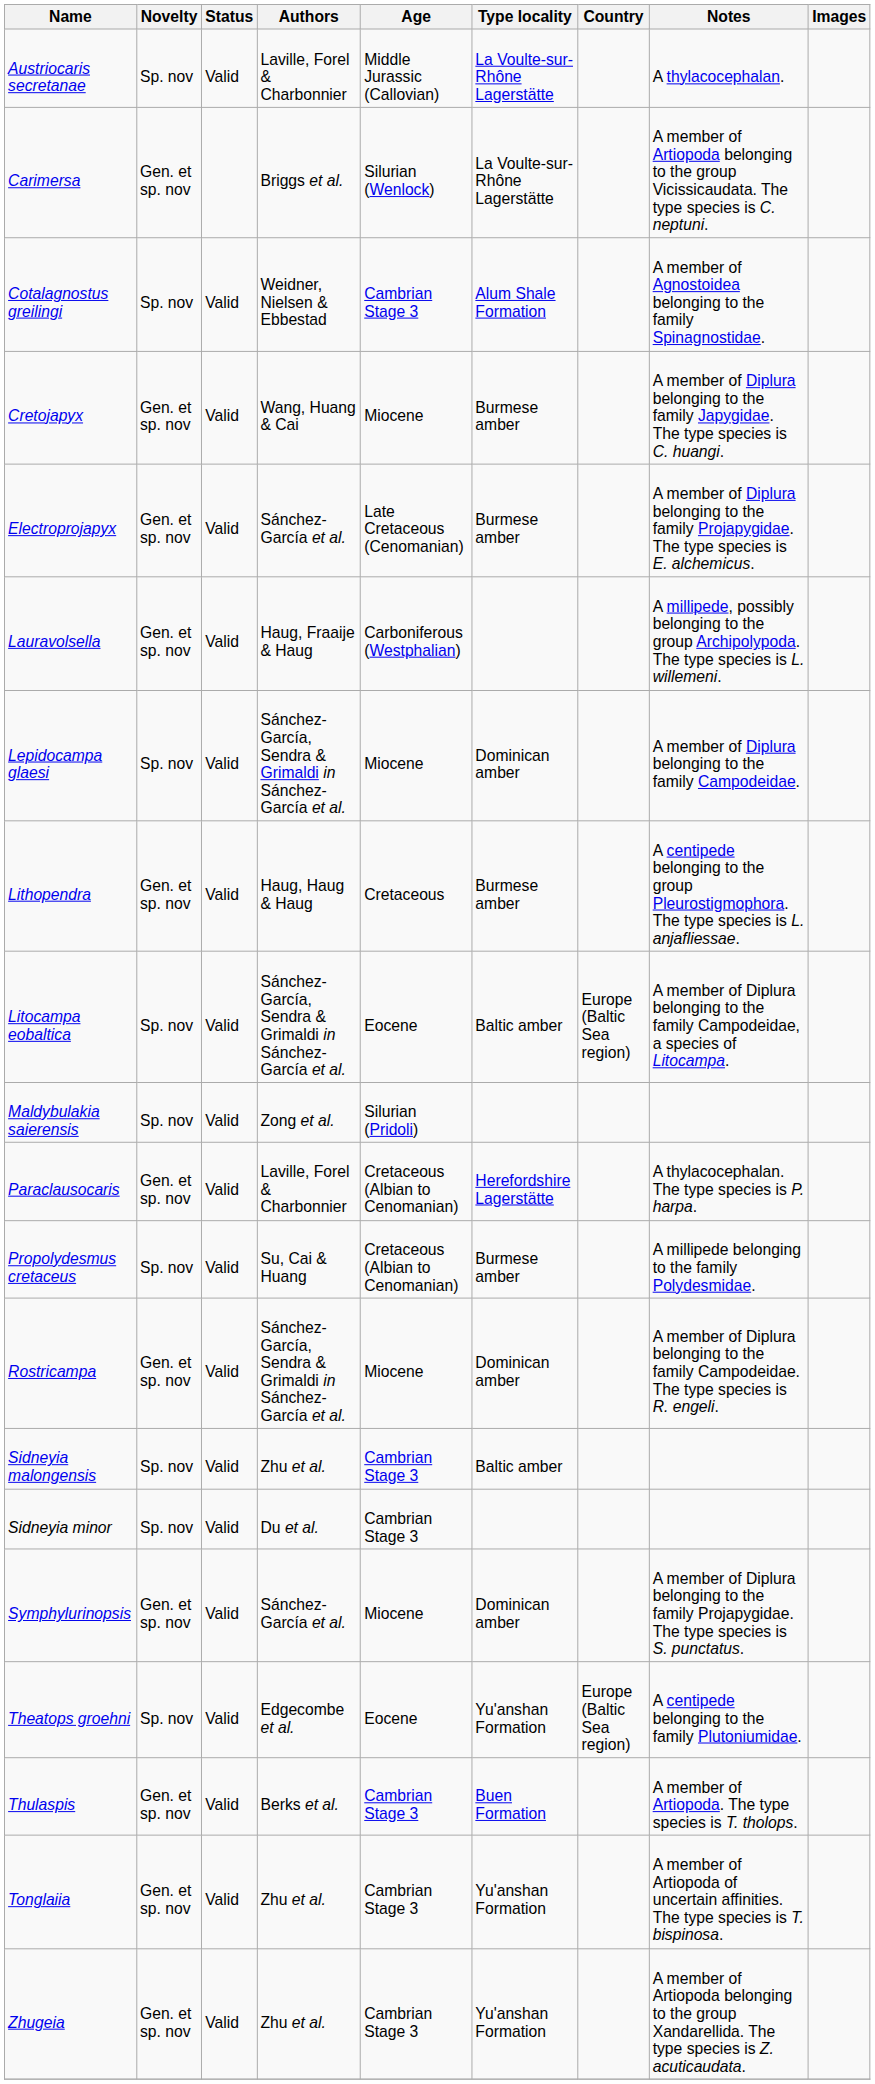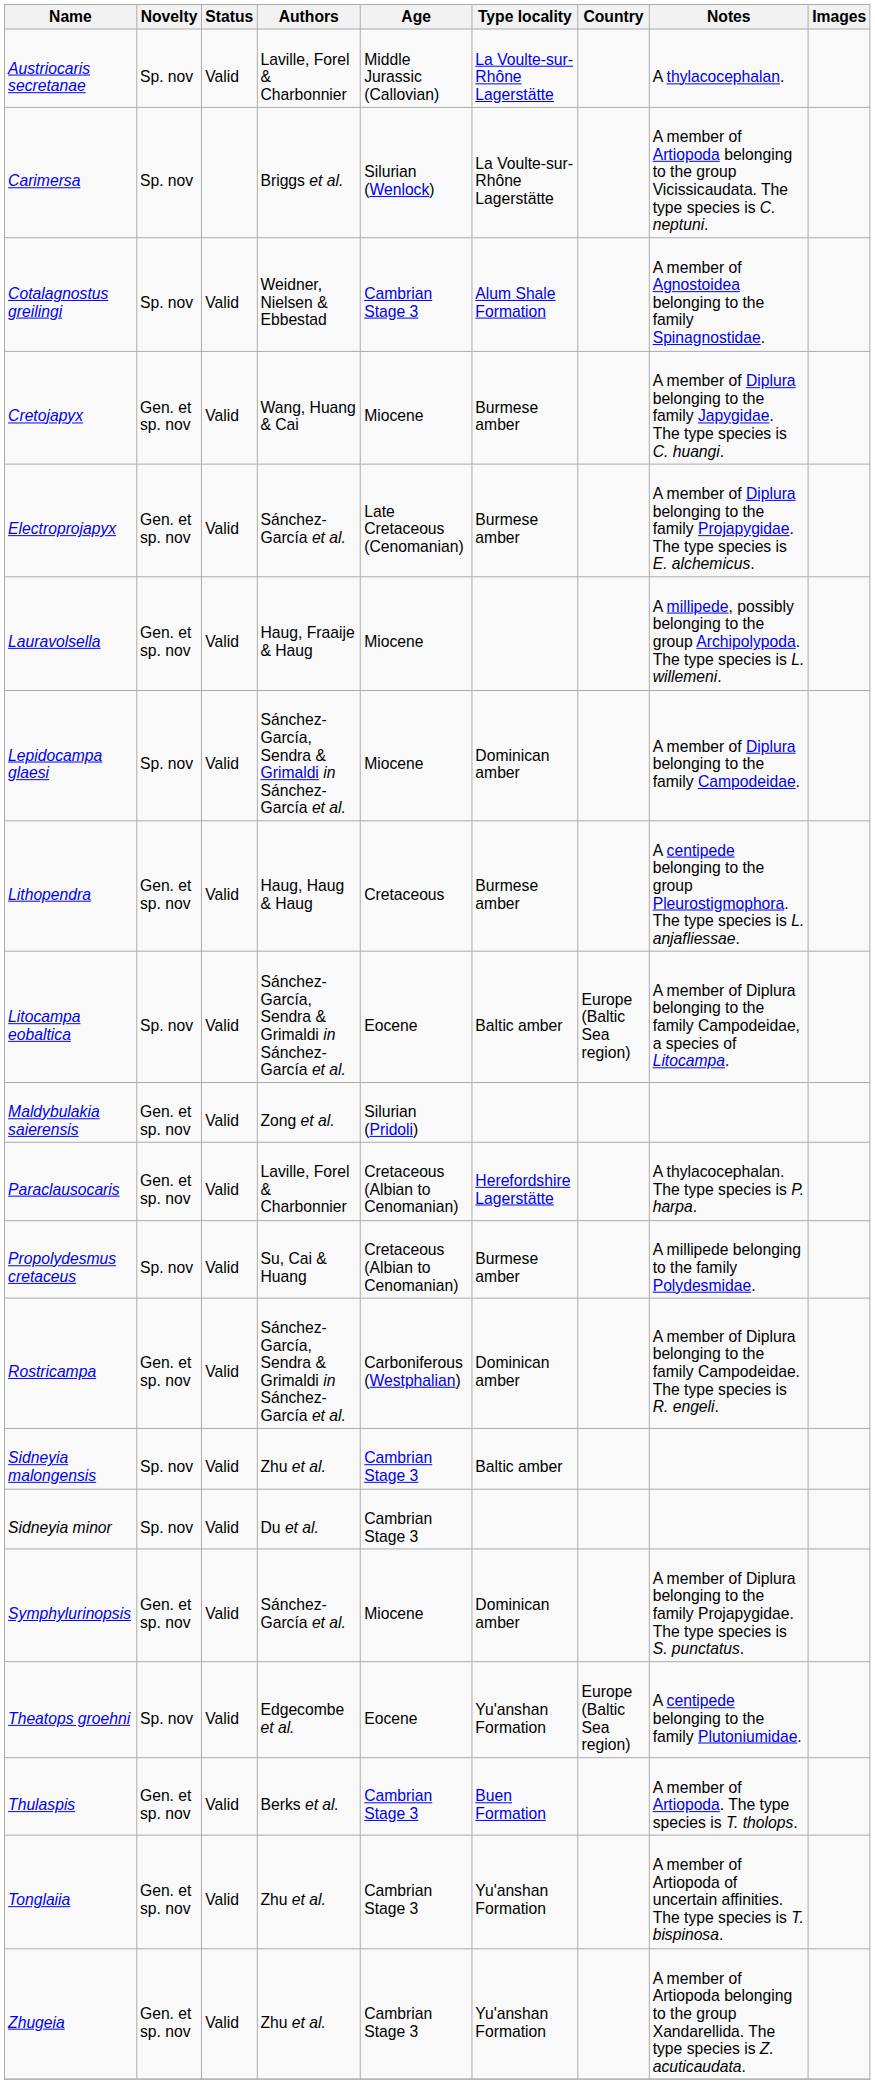(166, 181) Gen. et sp. nov -> (167, 181) Sp. nov
(413, 642) Carboniferous (Westphalian) -> (394, 642) Miocene
(167, 1121) Sp. nov -> (166, 1121) Gen. et sp. nov
(394, 1372) Miocene -> (413, 1372) Carboniferous (Westphalian)
